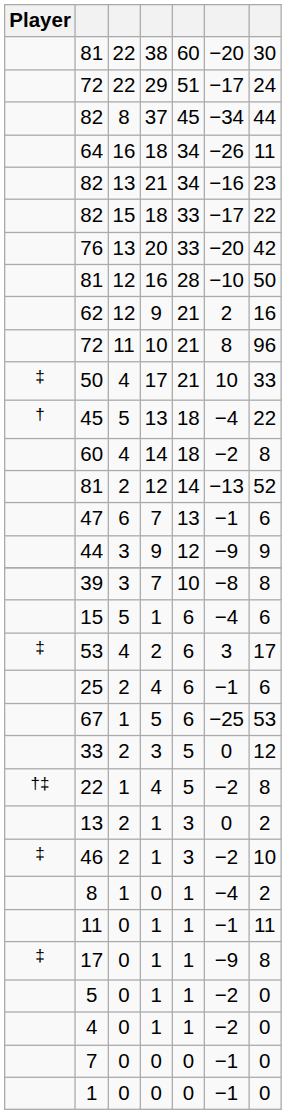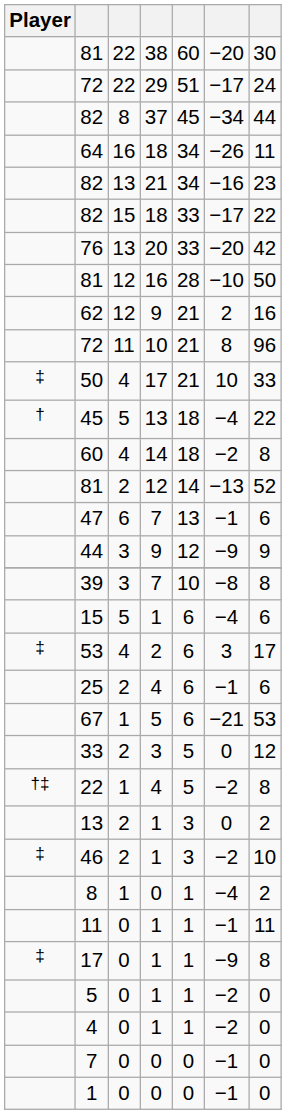(227, 719) −25 -> (227, 719) −21
